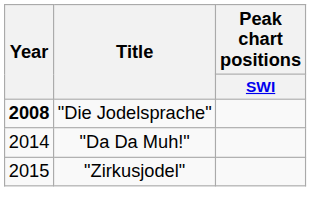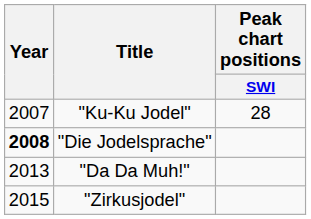+ row: (135, 113)
(29, 142) 2014 -> (29, 171) 2013
